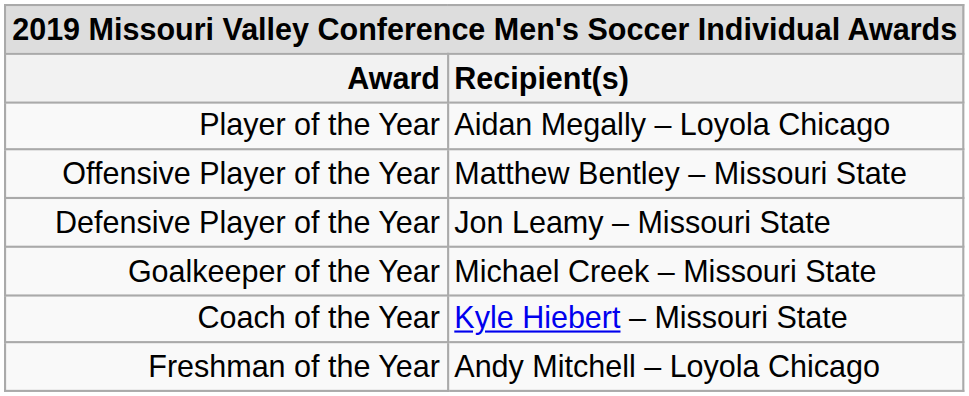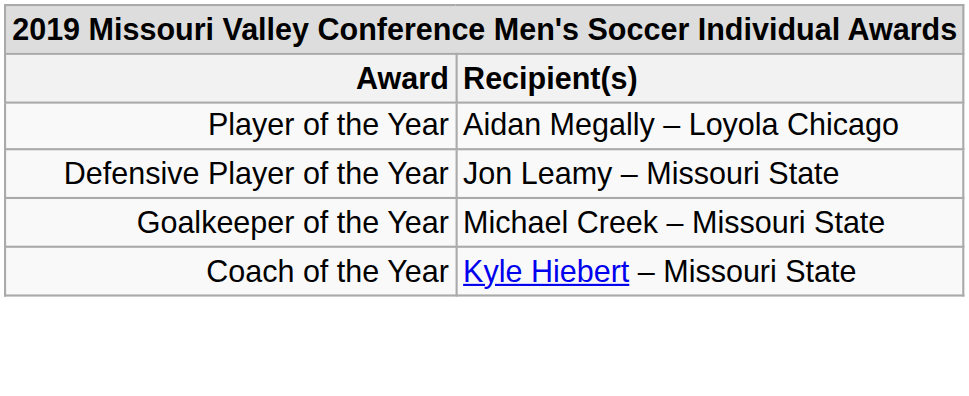- row: (251, 174)
- row: (294, 367)
